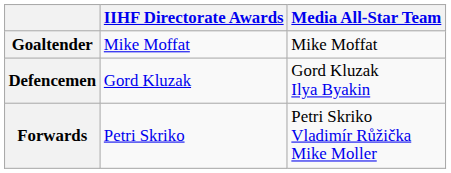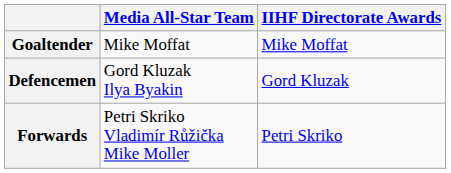columns swapped: (194, 17) <-> (366, 17)
